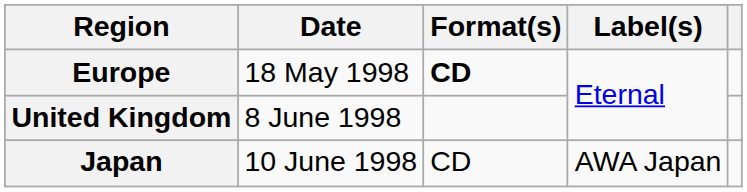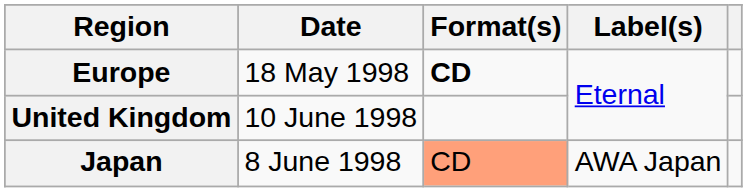(323, 117) 8 June 1998 -> (331, 117) 10 June 1998
(331, 162) 10 June 1998 -> (323, 162) 8 June 1998
(451, 162) no background -> (451, 162) lightsalmon background
